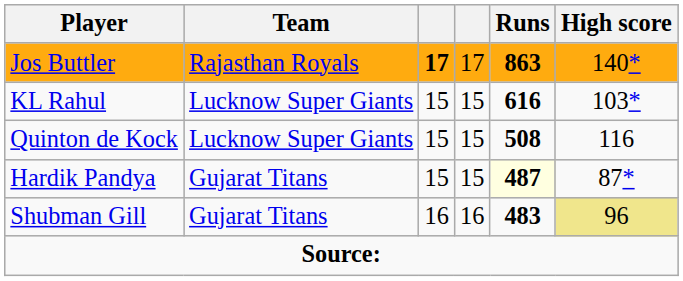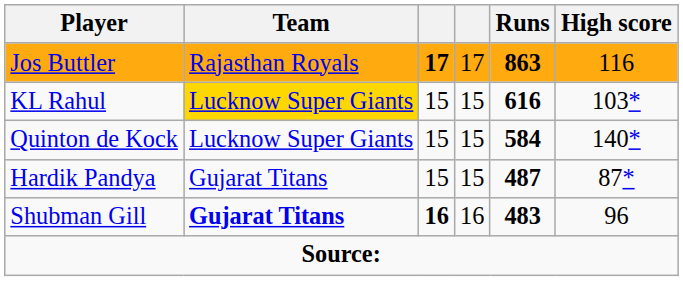(616, 62) 140* -> (616, 62) 116
(301, 100) no background -> (301, 100) gold background
(523, 139) 508 -> (523, 139) 584
(616, 139) 116 -> (616, 139) 140*
(523, 178) lightyellow background -> (523, 178) no background
(258, 216) normal -> (267, 216) bold
(437, 216) normal -> (437, 216) bold
(616, 216) khaki background -> (616, 216) no background
